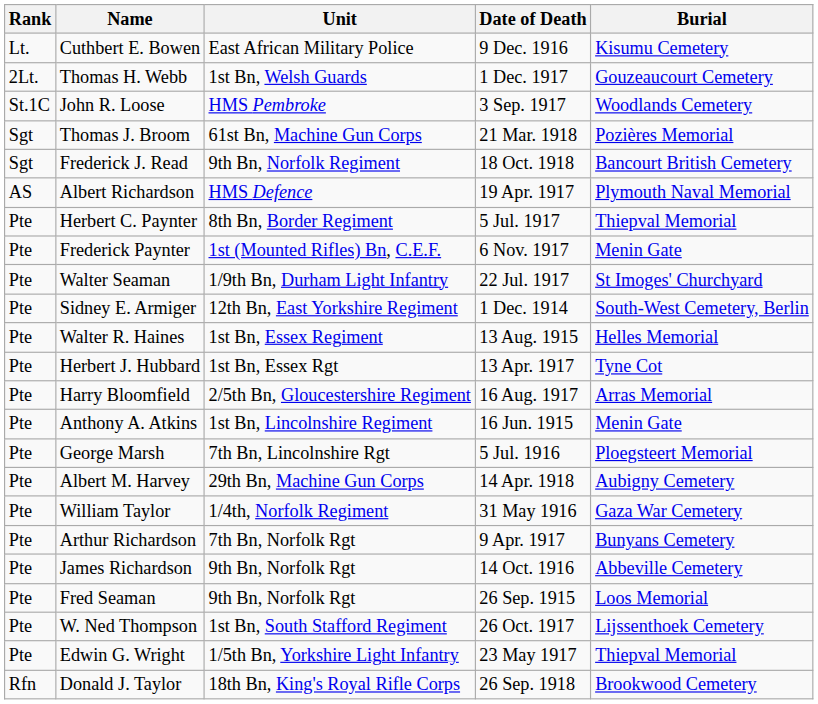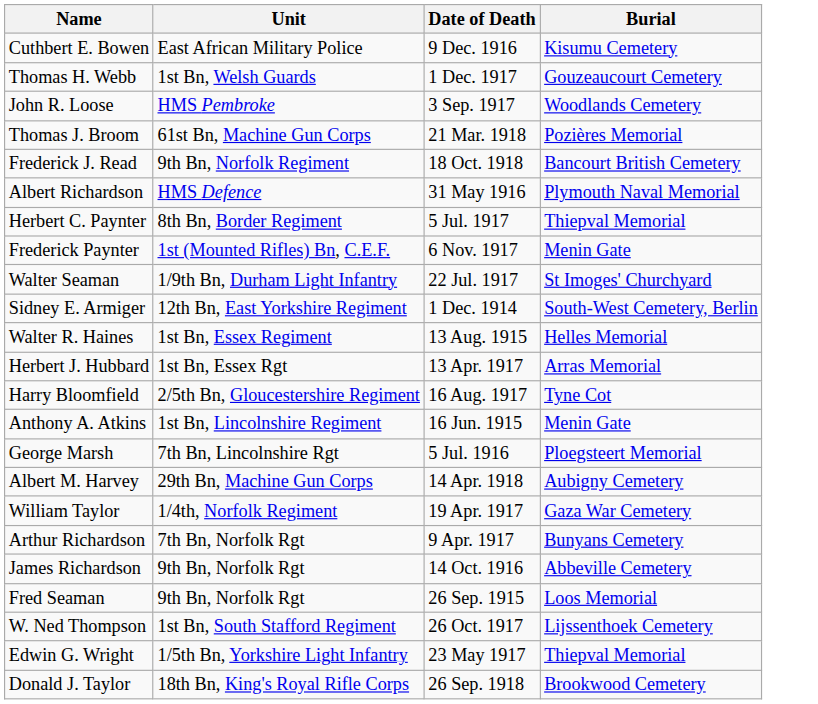- column: (30, 18)
(527, 192) 19 Apr. 1917 -> (477, 192) 31 May 1916
(629, 366) Tyne Cot -> (603, 366) Arras Memorial
(654, 395) Arras Memorial -> (578, 395) Tyne Cot
(528, 510) 31 May 1916 -> (476, 510) 19 Apr. 1917
